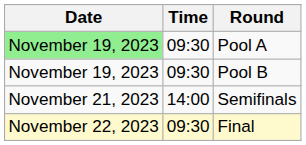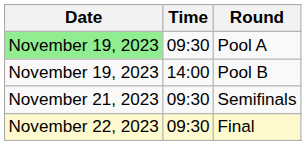(188, 72) 09:30 -> (188, 72) 14:00
(188, 99) 14:00 -> (188, 99) 09:30
